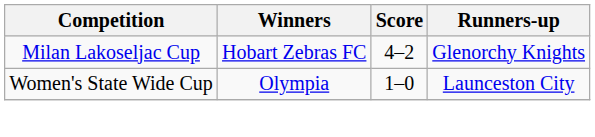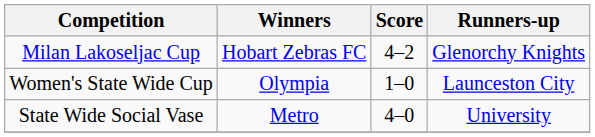+ row: (111, 115)
